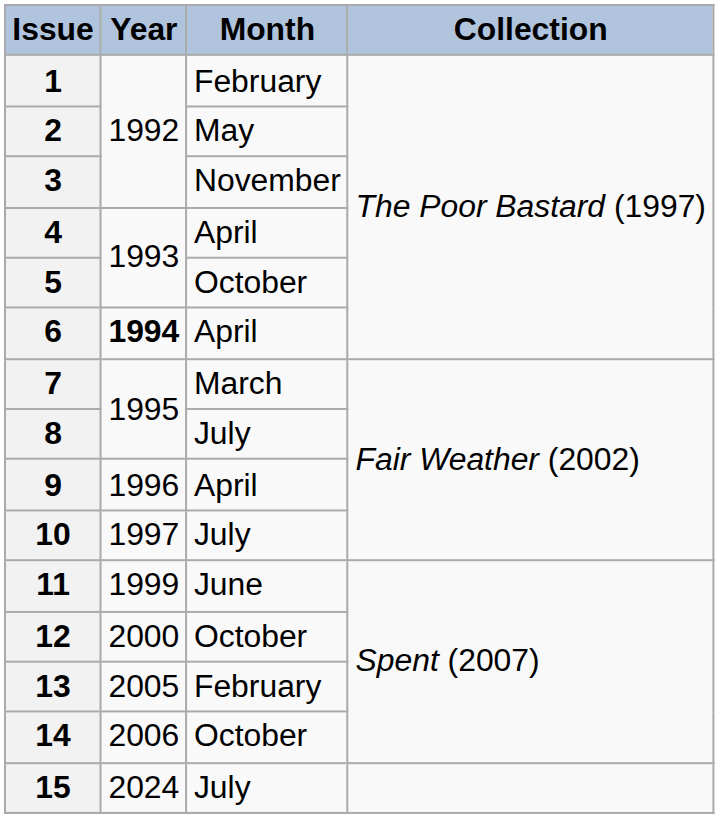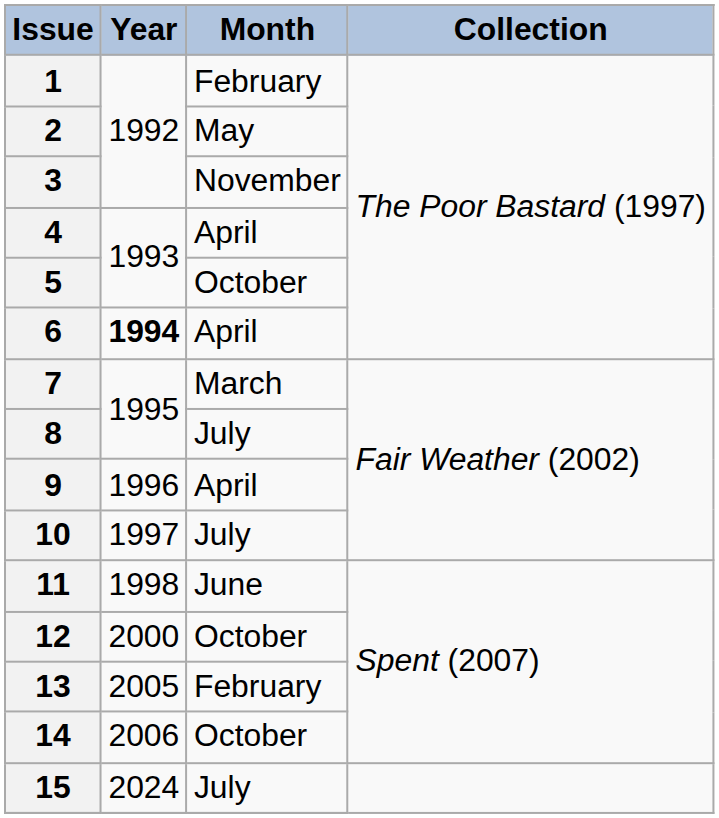(144, 585) 1999 -> (144, 585) 1998
